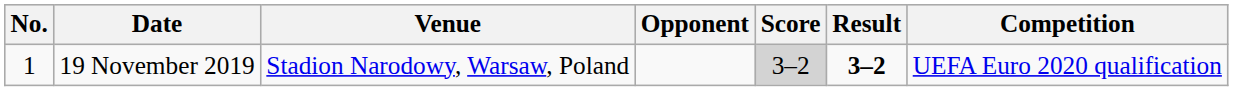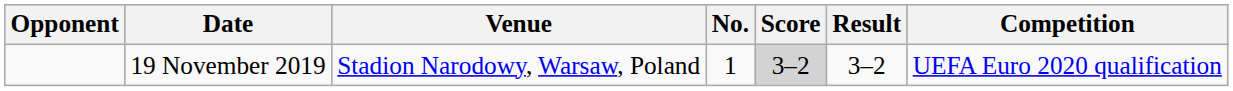columns swapped: (29, 24) <-> (695, 24)
(867, 64) bold -> (867, 64) normal
